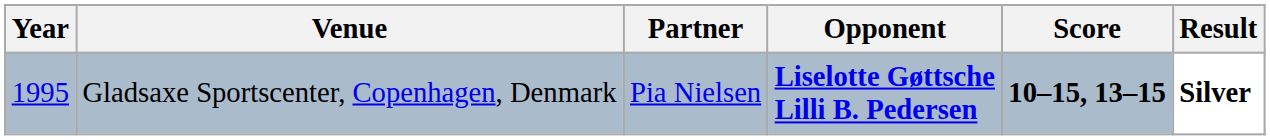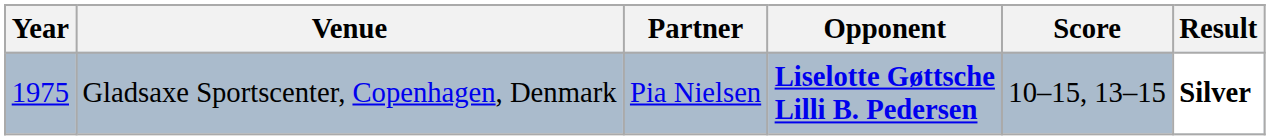(40, 92) 1995 -> (40, 92) 1975
(1087, 92) bold -> (1087, 92) normal
